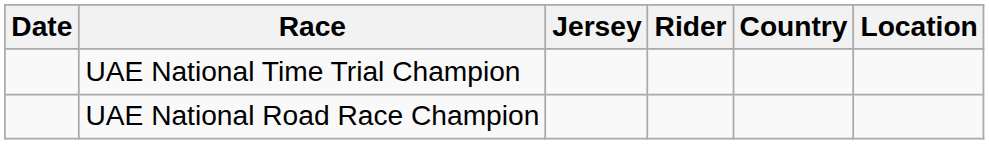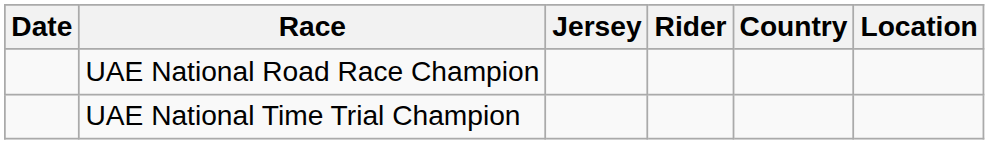rows swapped: (303, 71) <-> (312, 116)
